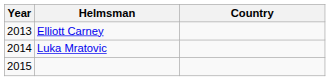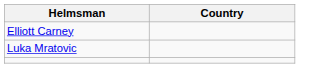- column: (19, 13)
